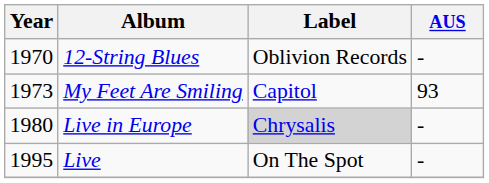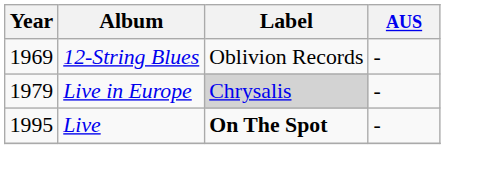(31, 56) 1970 -> (31, 56) 1969
- row: (153, 90)
(31, 125) 1980 -> (31, 90) 1979
(308, 159) normal -> (268, 125) bold
